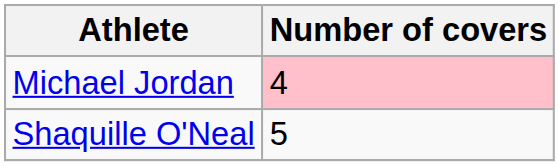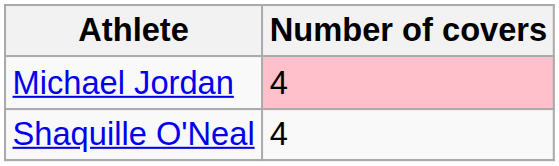(279, 133) 5 -> (279, 133) 4
